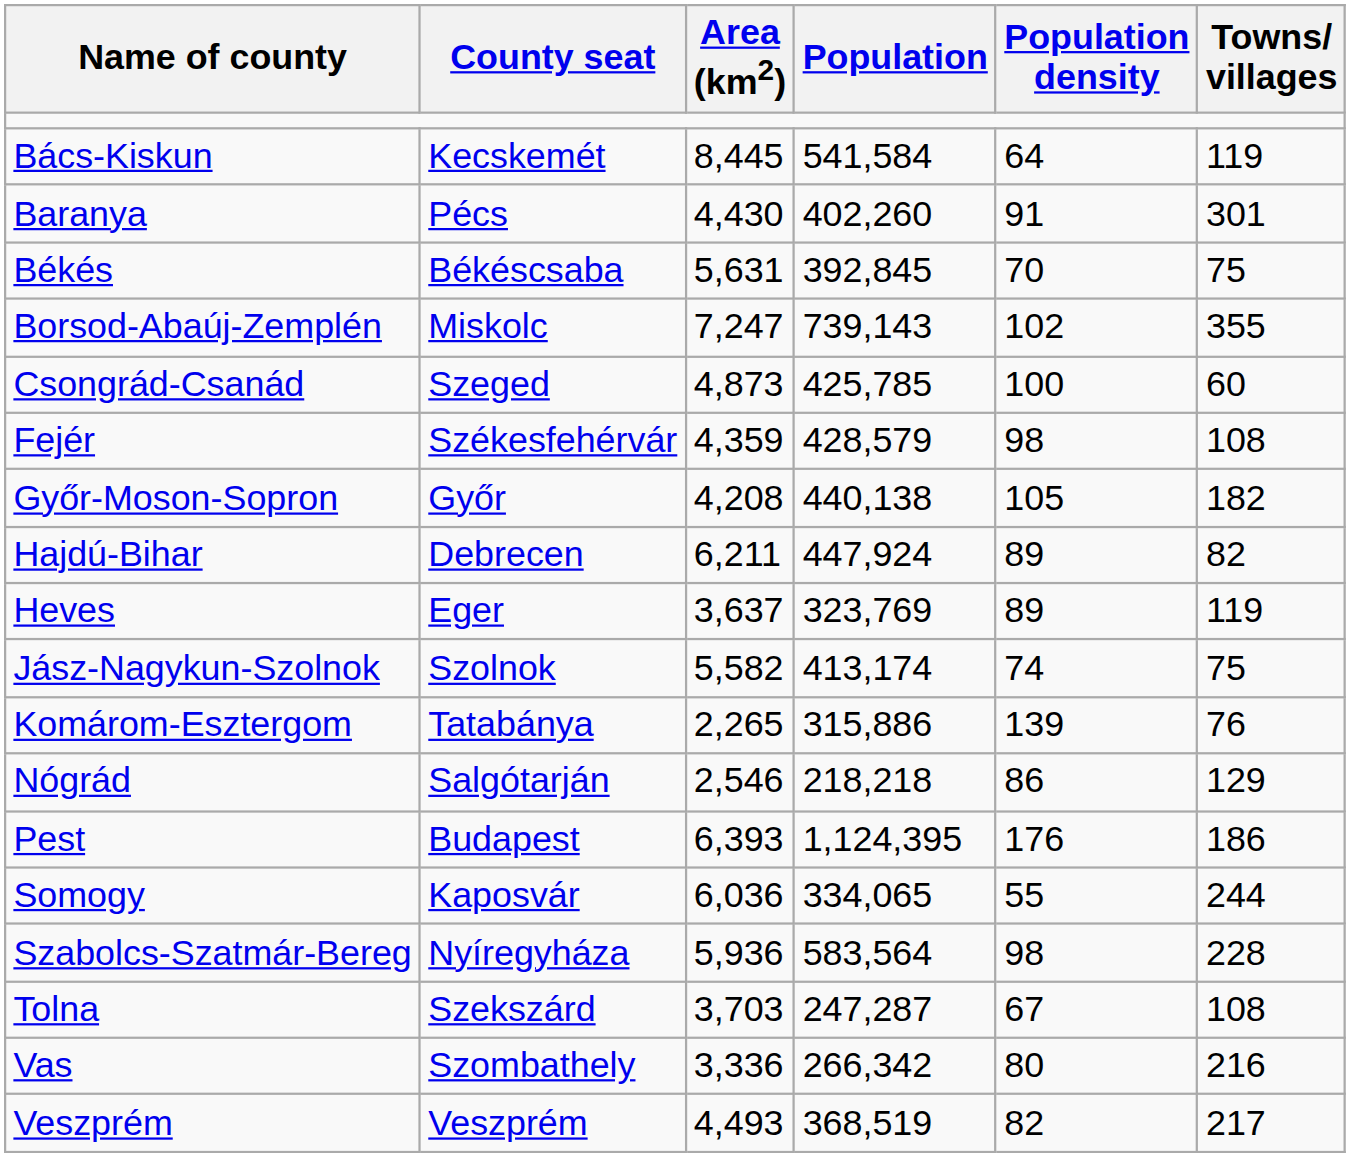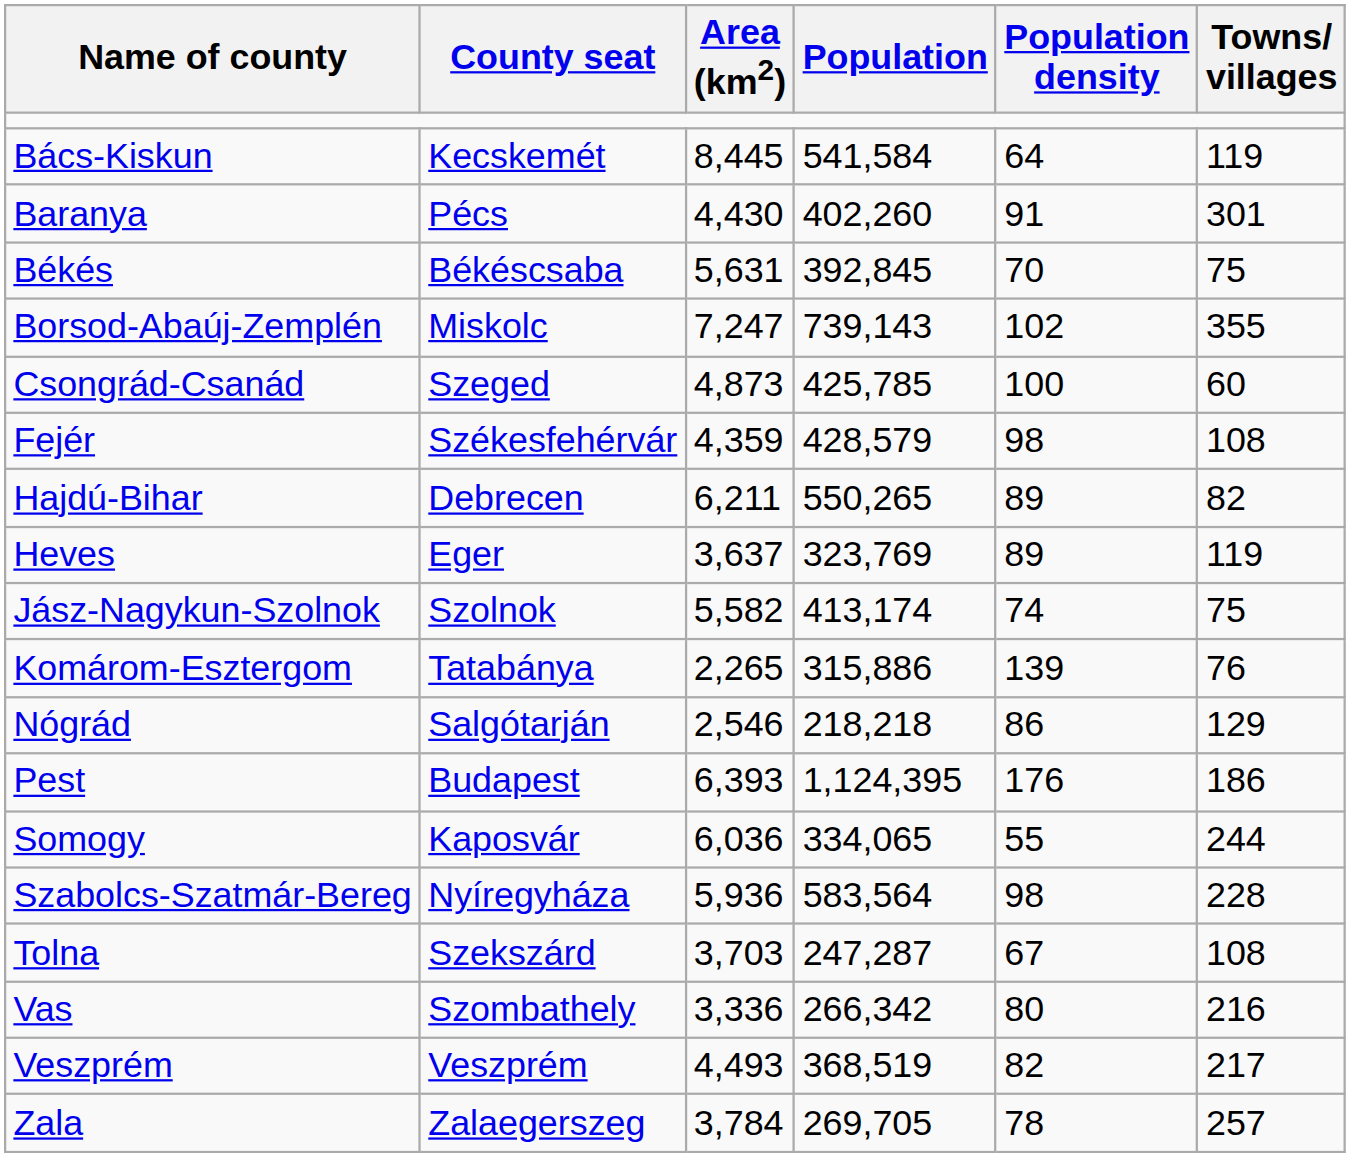- row: (176, 497)
(867, 554) 447,924 -> (867, 497) 550,265
+ row: (48, 1122)
